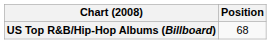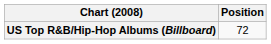(242, 30) 68 -> (242, 30) 72
